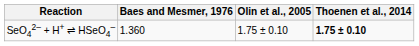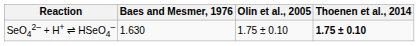(132, 30) 1.360 -> (132, 30) 1.630
